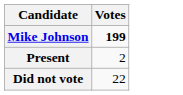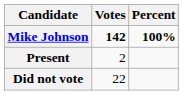+ column: (154, 15)
(116, 36) 199 -> (116, 36) 142
